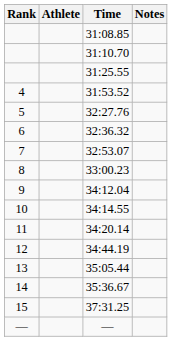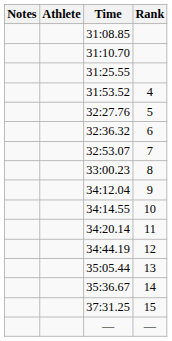columns swapped: (22, 14) <-> (150, 14)
